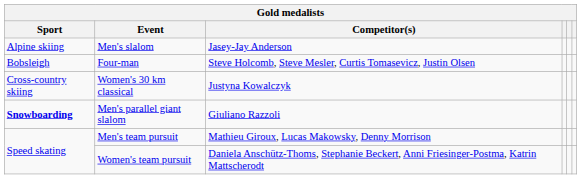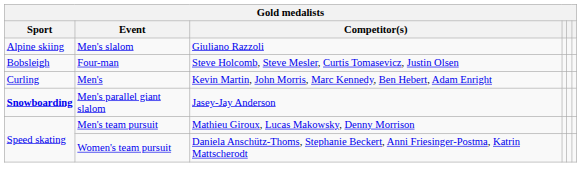(250, 46) Jasey-Jay Anderson -> (228, 46) Giuliano Razzoli
- row: (131, 85)
+ row: (90, 79)
(244, 114) Giuliano Razzoli -> (234, 102) Jasey-Jay Anderson
